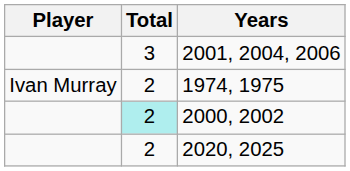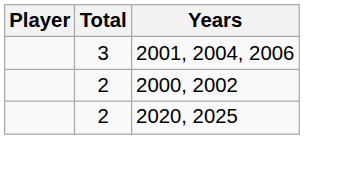- row: (233, 85)
(149, 117) paleturquoise background -> (103, 85) no background
